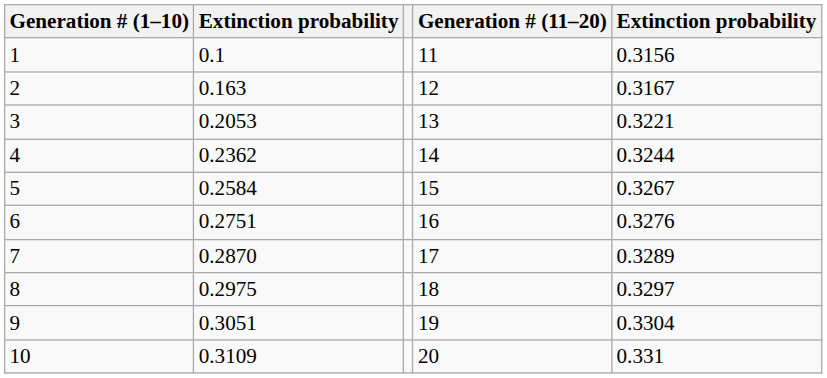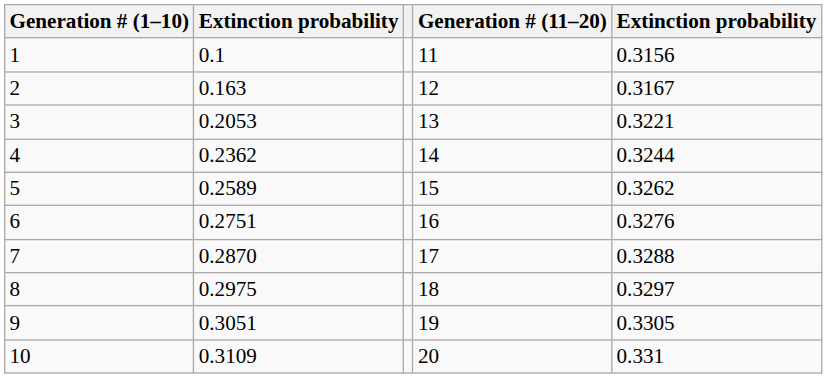(228, 188) 0.2584 -> (228, 188) 0.2589
(646, 188) 0.3267 -> (646, 188) 0.3262
(646, 255) 0.3289 -> (646, 255) 0.3288
(646, 322) 0.3304 -> (646, 322) 0.3305
